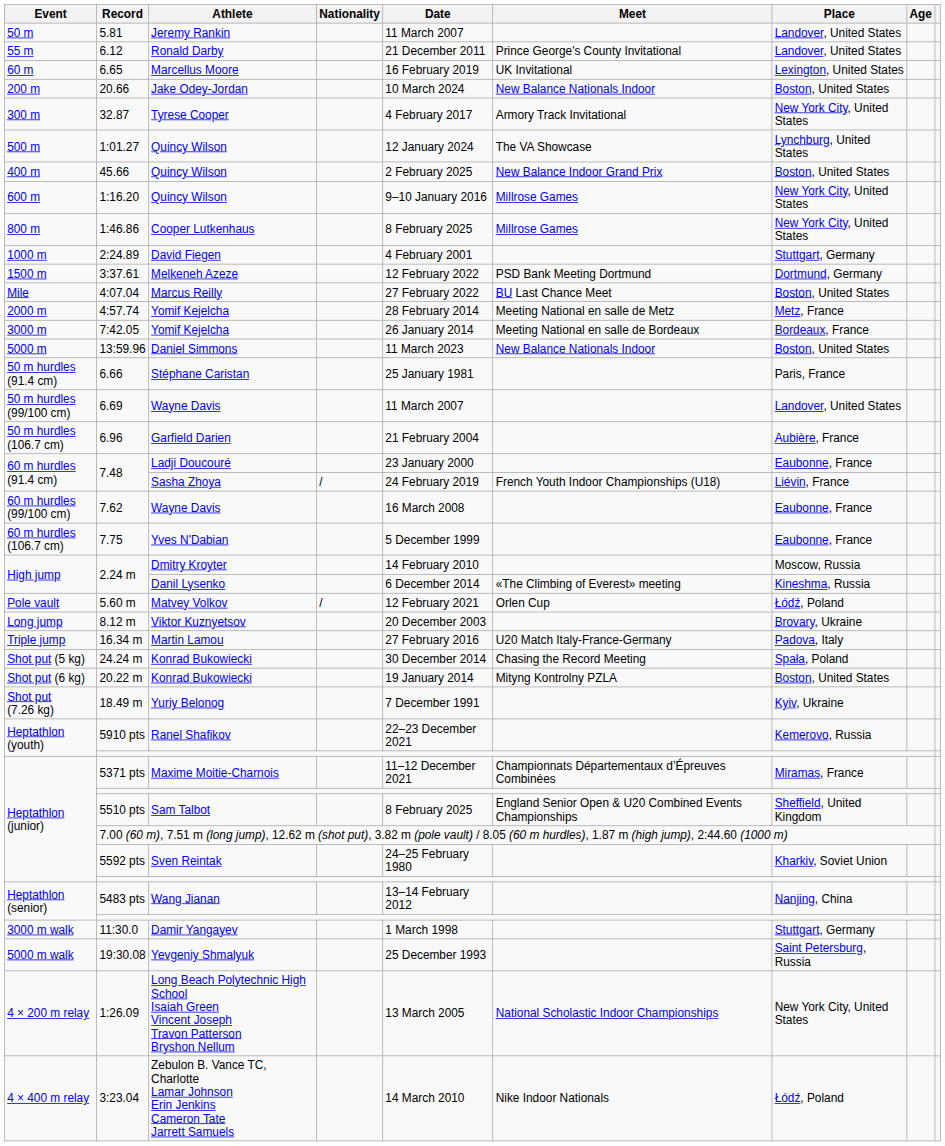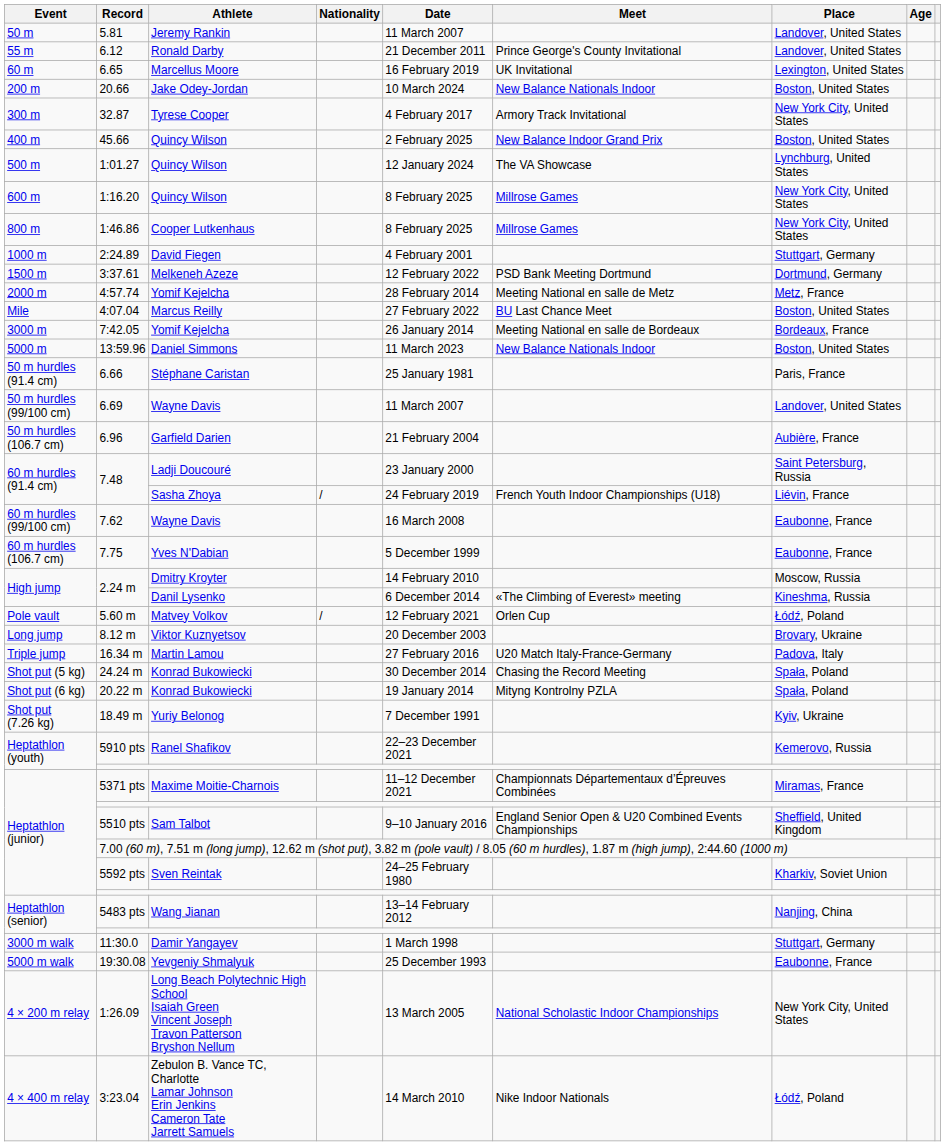rows swapped: (114, 172) <-> (119, 146)
(436, 197) 9–10 January 2016 -> (429, 197) 8 February 2025
rows swapped: (119, 292) <-> (119, 311)
(823, 463) Eaubonne, France -> (820, 470) Saint Petersburg, Russia
(832, 678) Boston, United States -> (812, 691) Spała, Poland
(429, 810) 8 February 2025 -> (436, 823) 9–10 January 2016
(820, 955) Saint Petersburg, Russia -> (823, 961) Eaubonne, France
